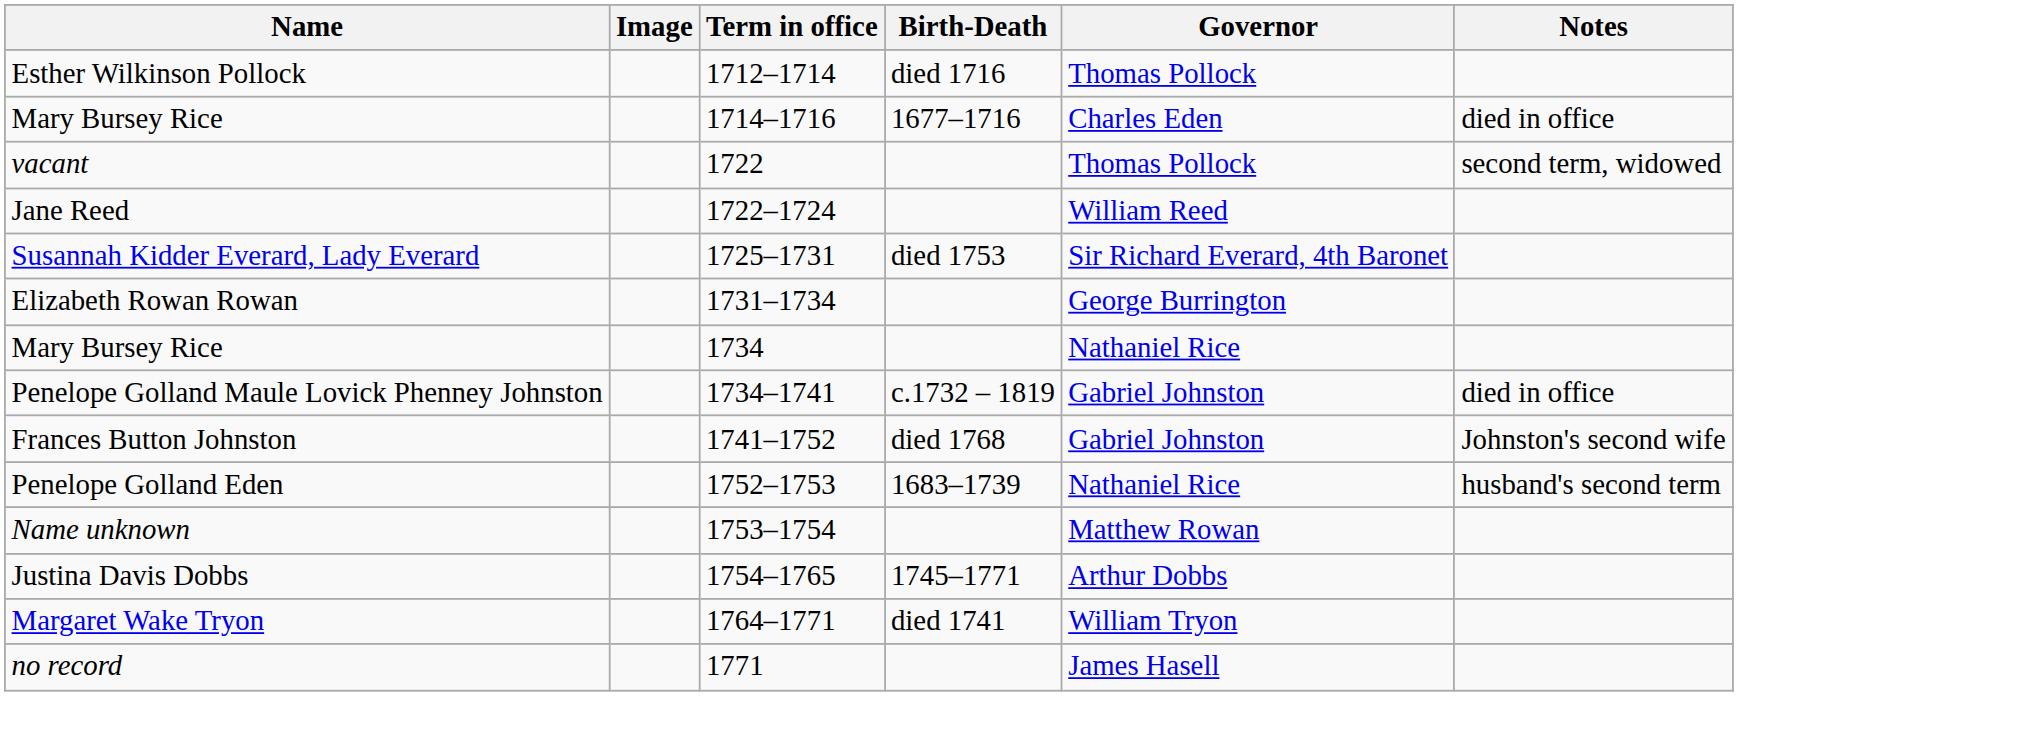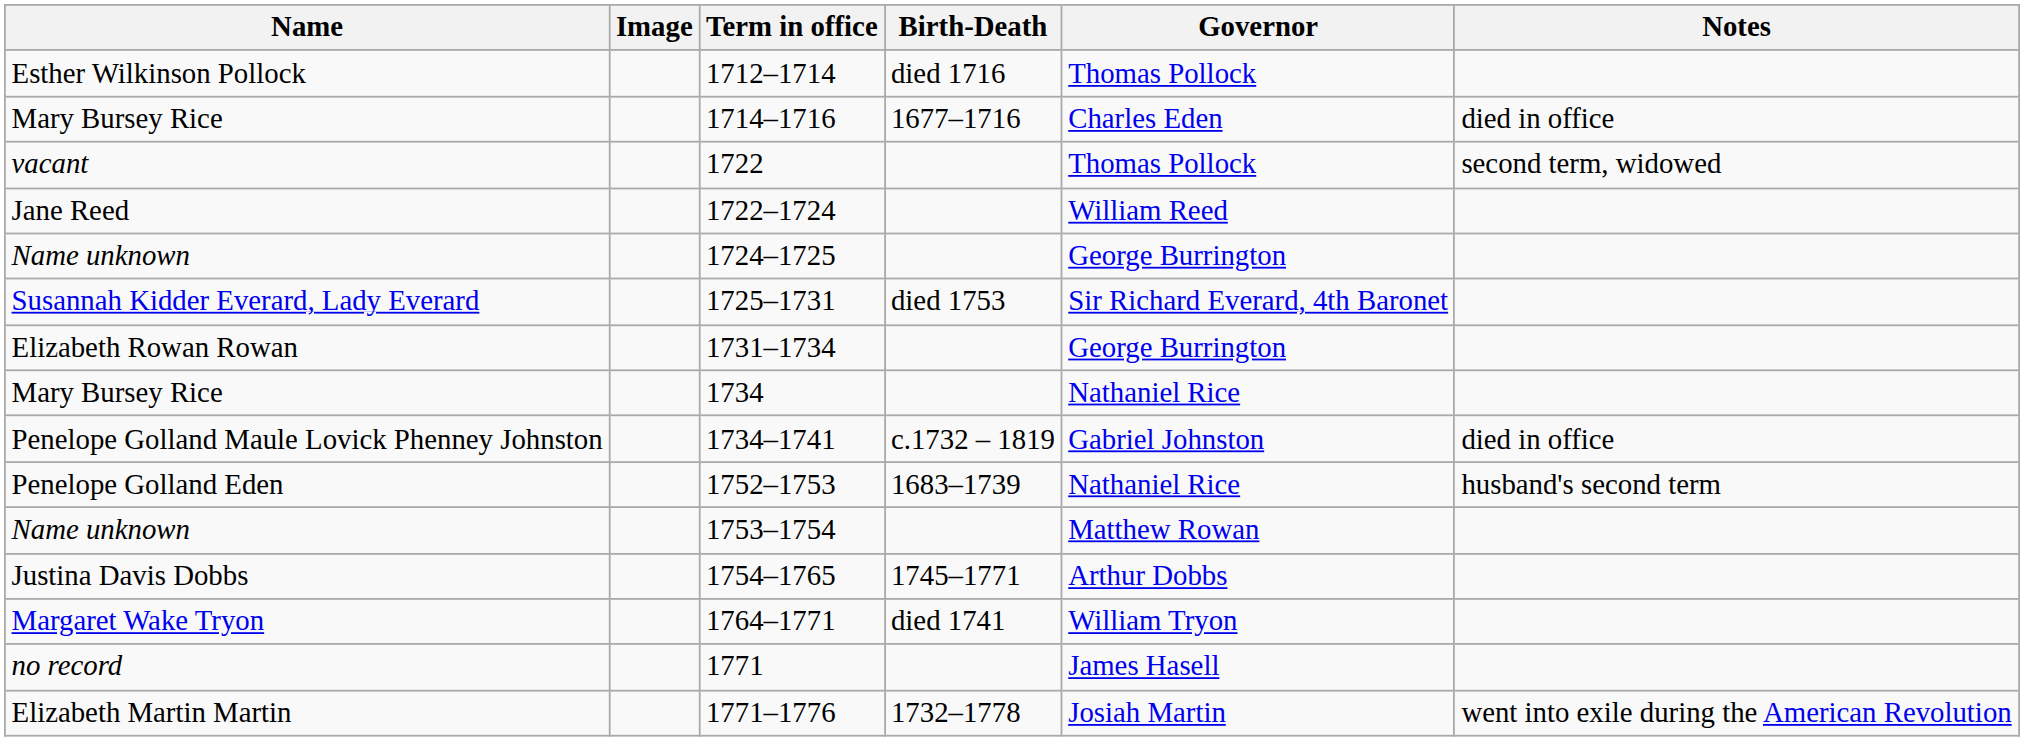+ row: (771, 255)
- row: (771, 438)
+ row: (771, 712)
